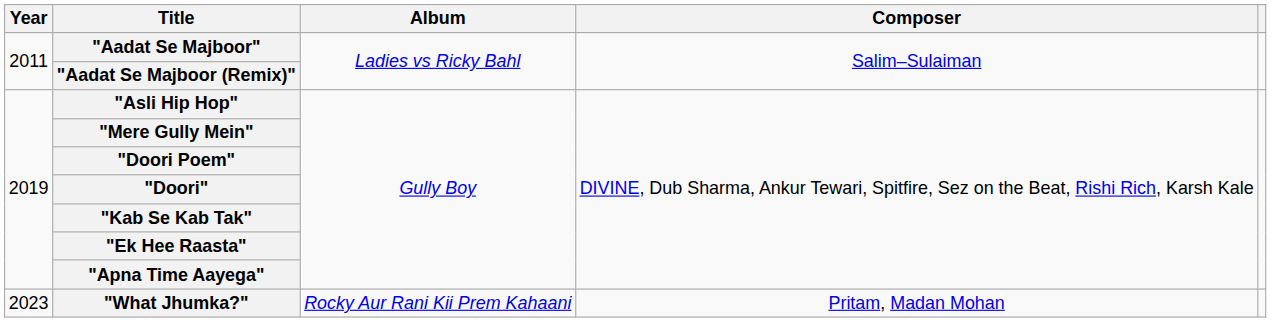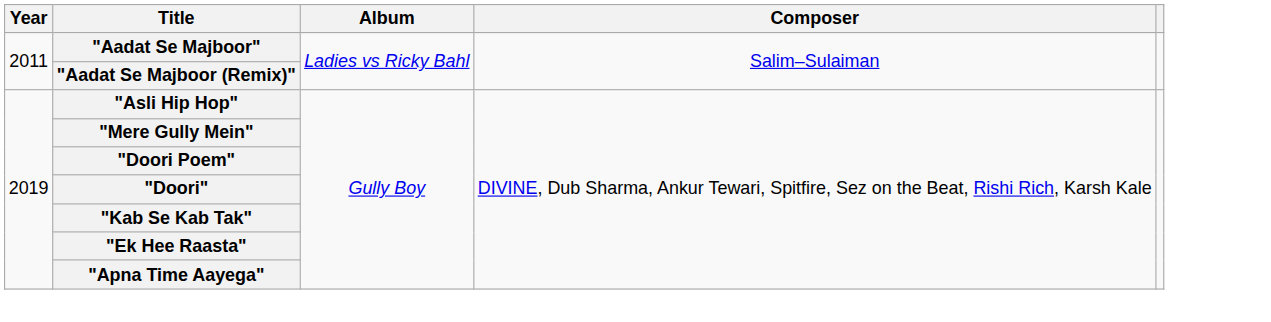- row: (176, 302)
